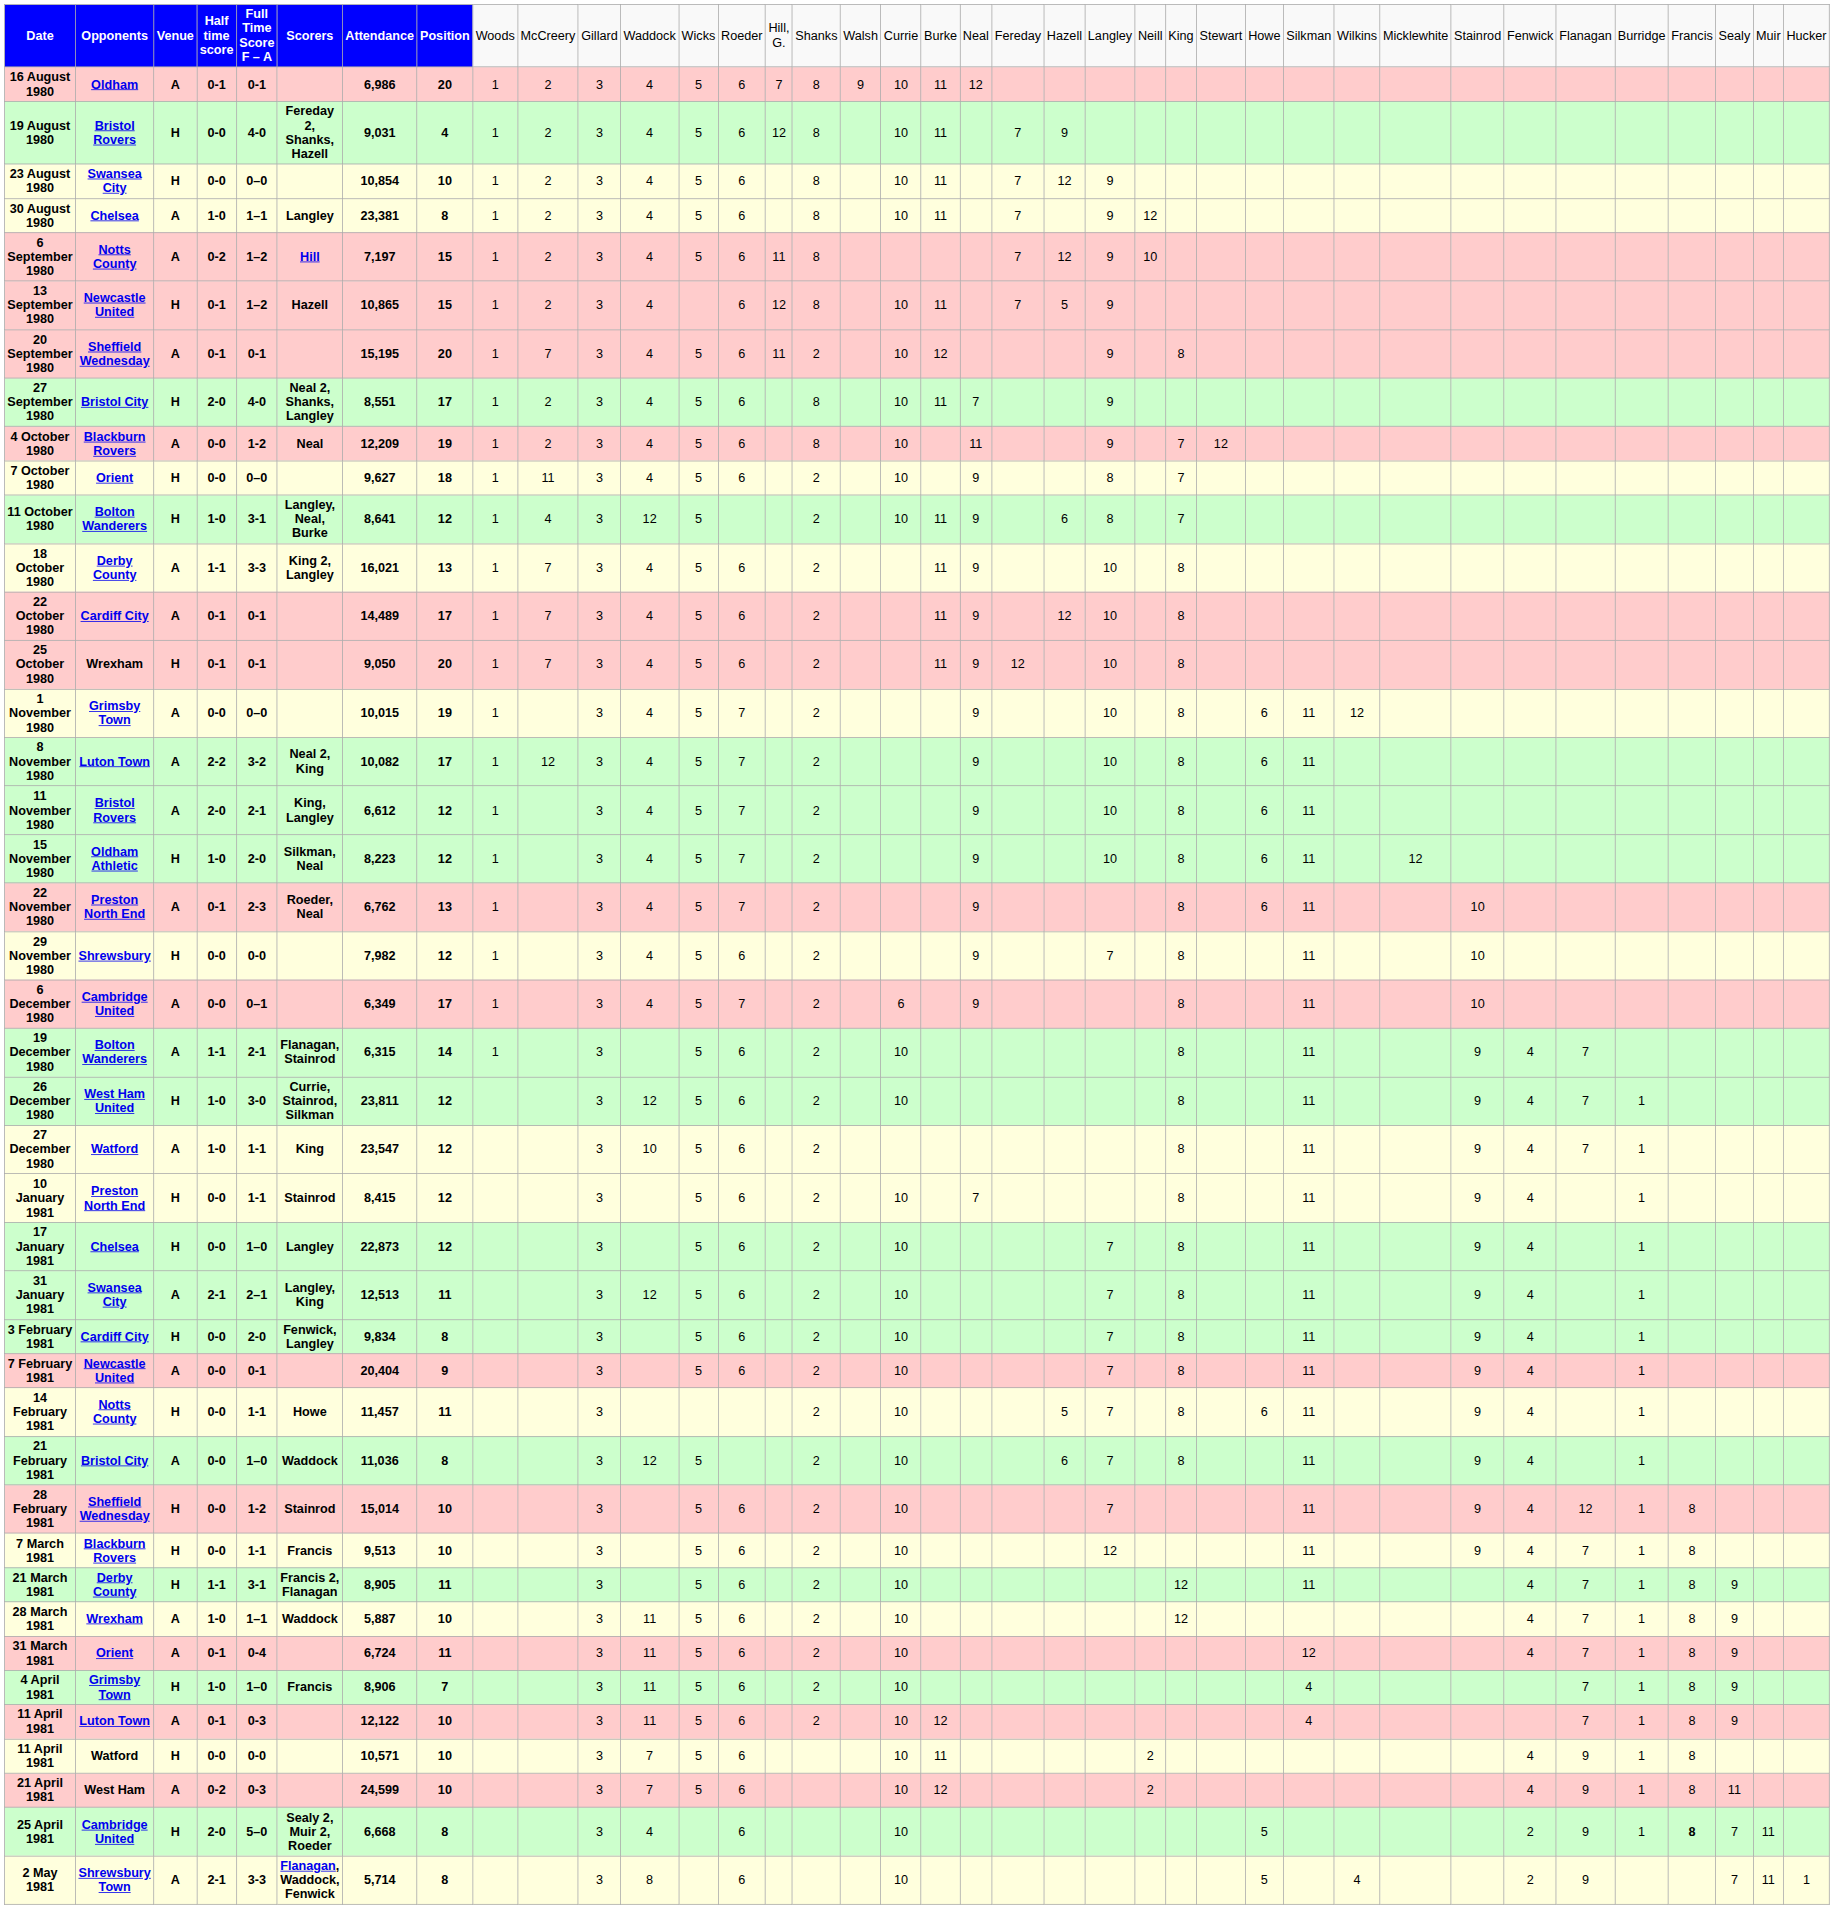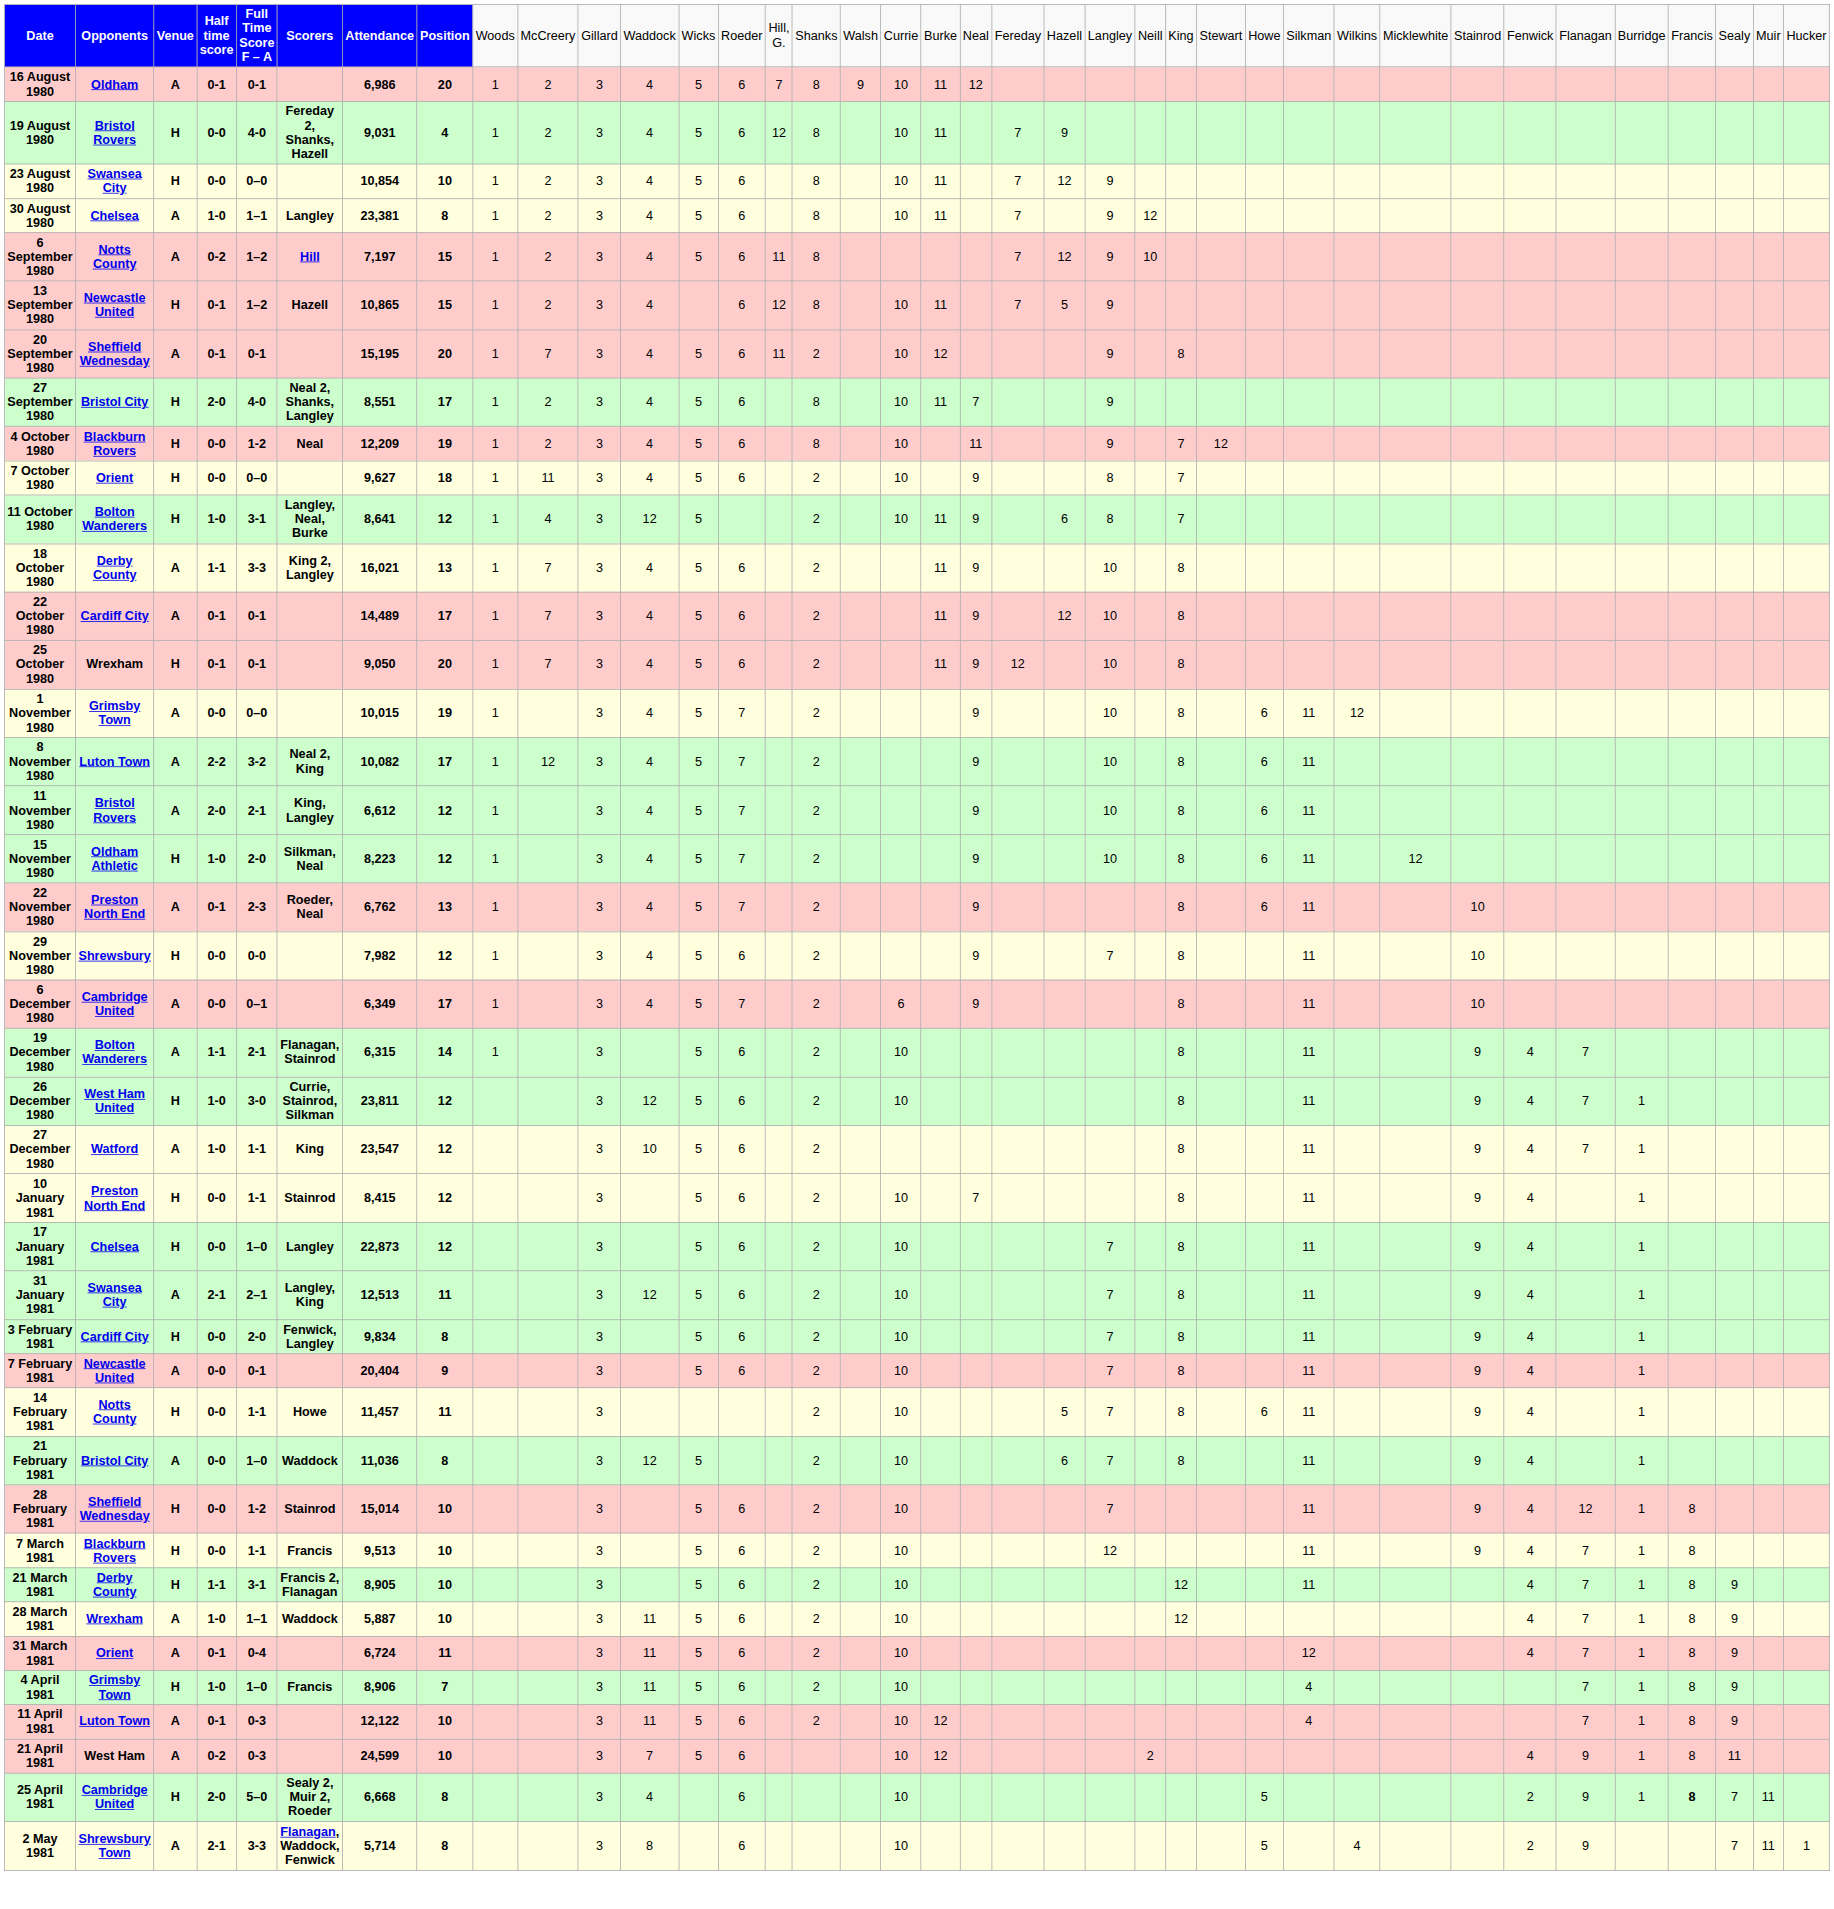(175, 443) A -> (175, 443) H
(445, 1584) 11 -> (445, 1584) 10
- row: (40, 1756)
